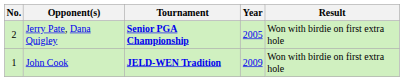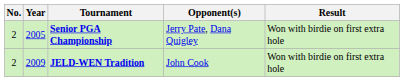columns swapped: (253, 12) <-> (74, 12)
(14, 62) 1 -> (14, 62) 2
